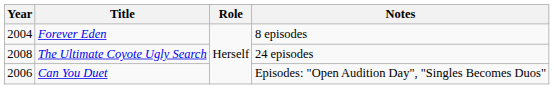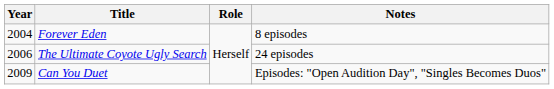(20, 53) 2008 -> (20, 53) 2006
(20, 73) 2006 -> (20, 73) 2009
